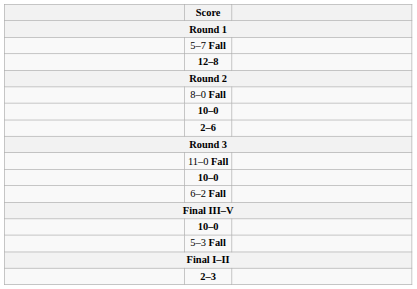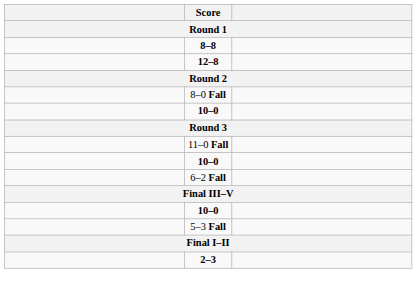- row: (94, 46)
+ row: (94, 46)
- row: (94, 128)
